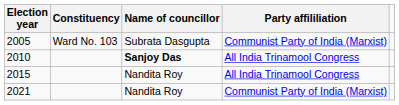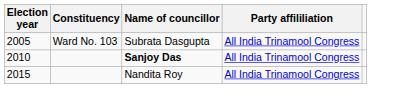(306, 41) Communist Party of India (Marxist) -> (292, 41) All India Trinamool Congress
- row: (19, 91)
